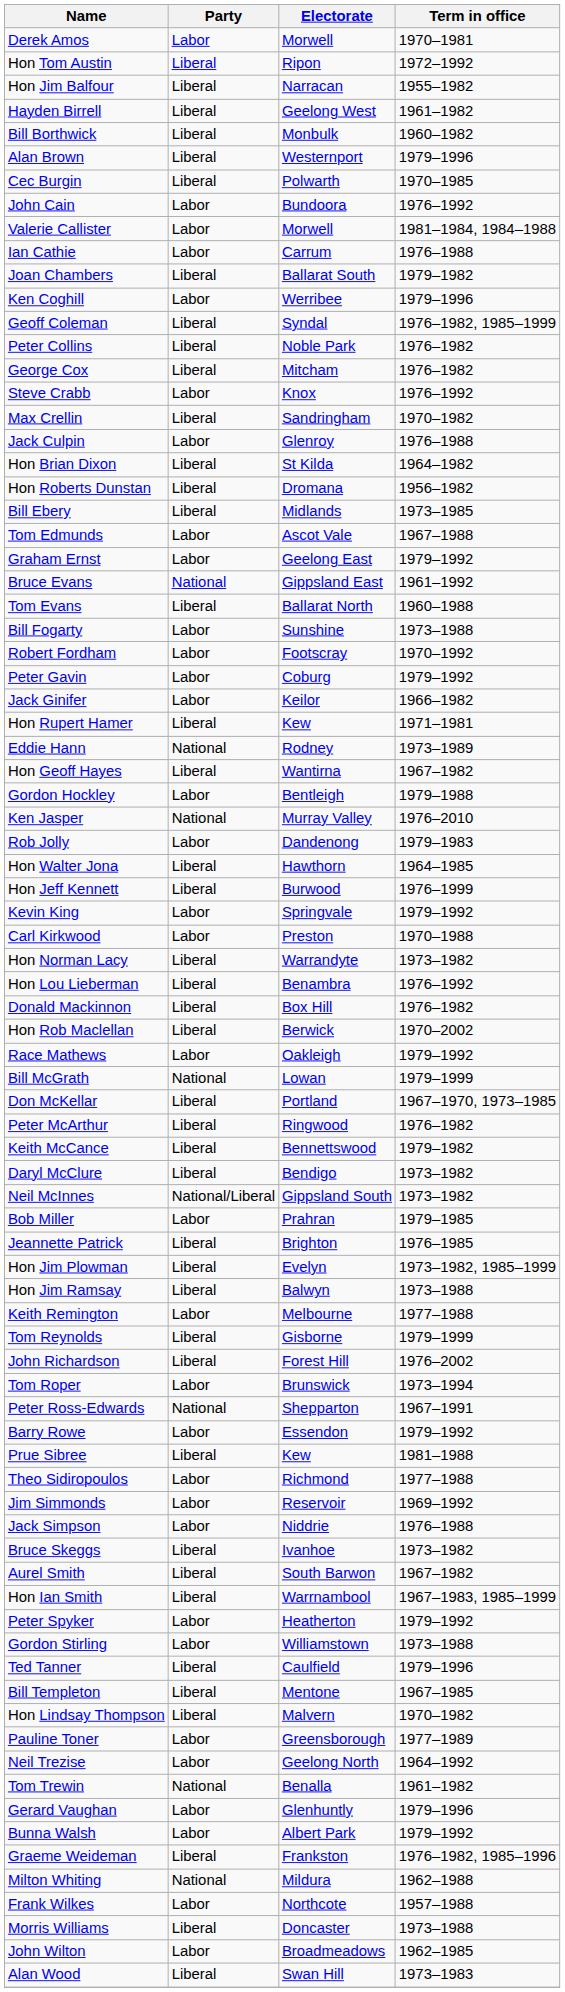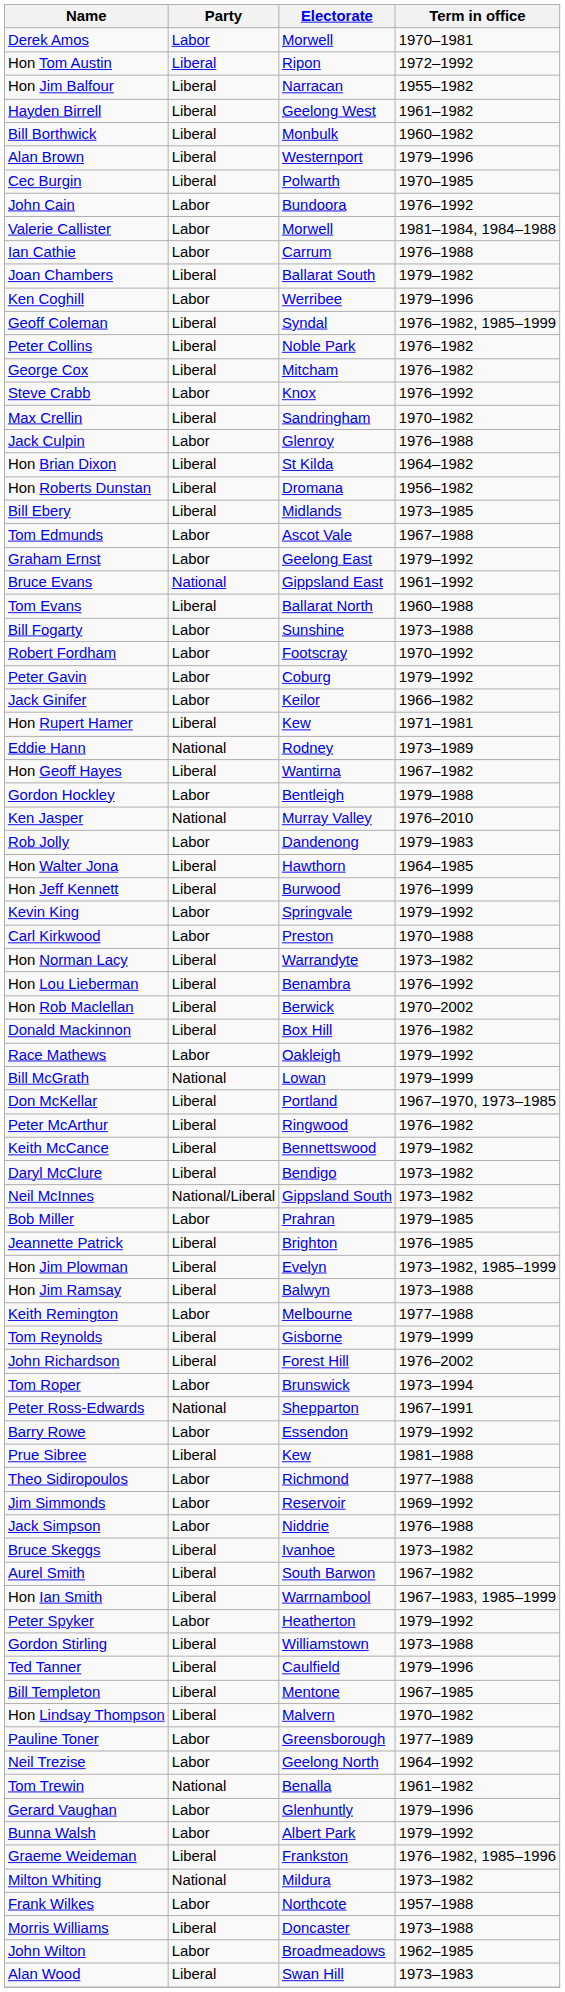rows swapped: (70, 1007) <-> (71, 1031)
(191, 1644) Labor -> (194, 1644) Liberal
(436, 1880) 1962–1988 -> (436, 1880) 1973–1982
